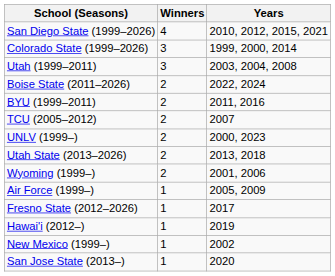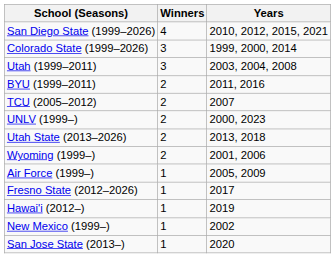- row: (68, 84)
